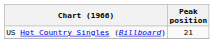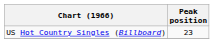(188, 32) 21 -> (188, 32) 23
